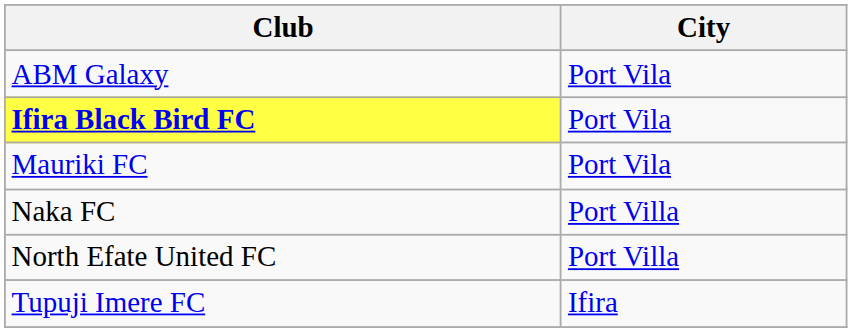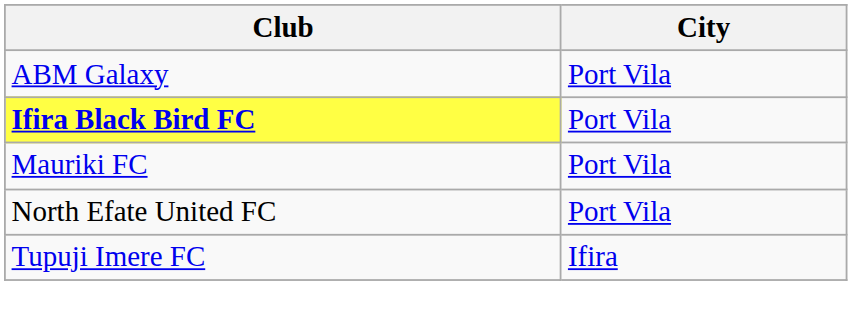- row: (63, 211)
(624, 257) Port Villa -> (619, 211) Port Vila
